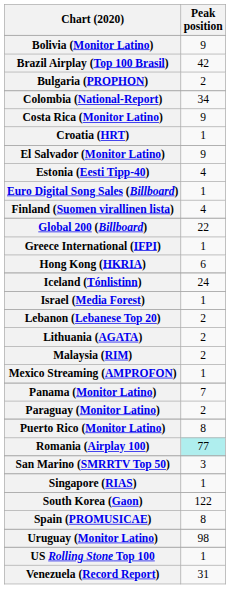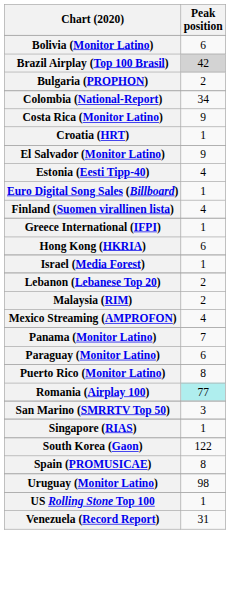(203, 44) 9 -> (203, 44) 6
(203, 63) no background -> (203, 63) lightgrey background
- row: (93, 227)
- row: (93, 282)
- row: (93, 337)
(203, 373) 1 -> (203, 318) 4
(203, 410) 2 -> (203, 355) 6
